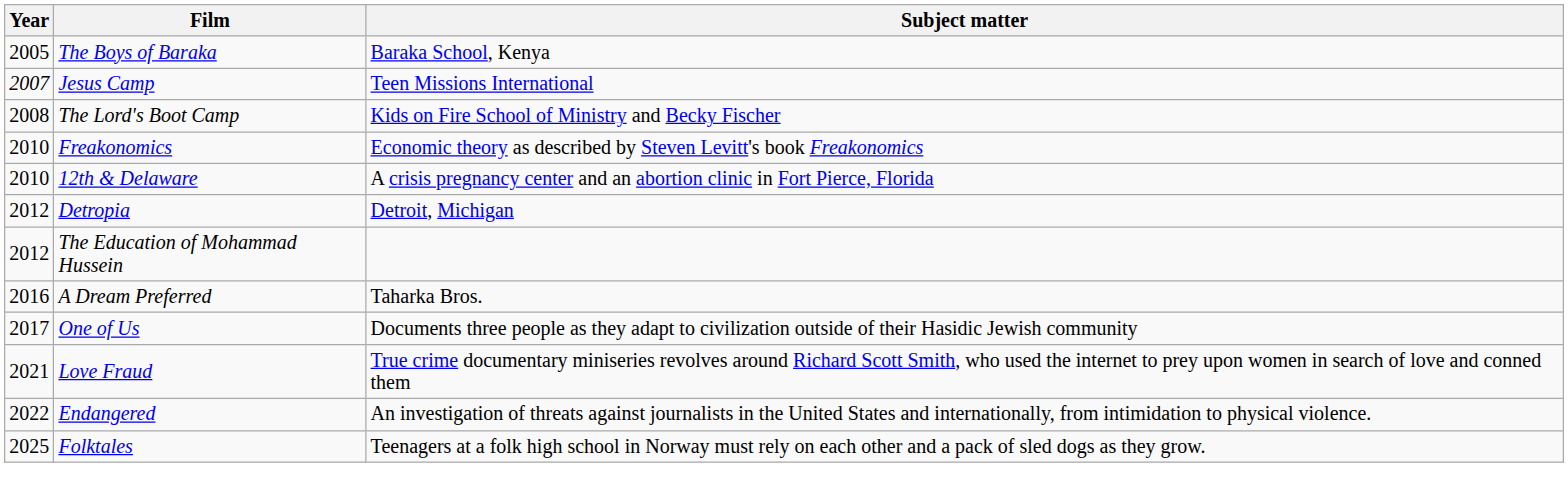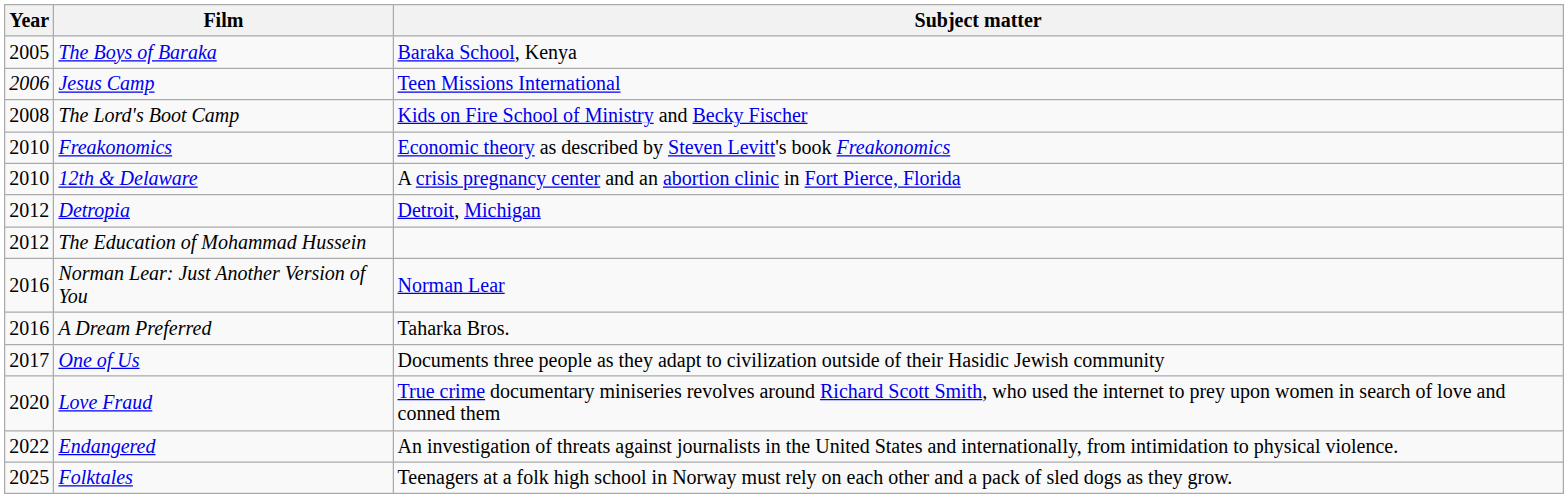(29, 83) 2007 -> (29, 83) 2006
+ row: (212, 285)
(29, 371) 2021 -> (29, 403) 2020
